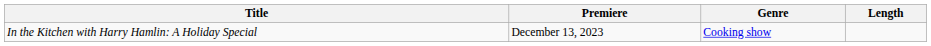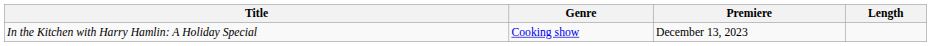columns swapped: (773, 13) <-> (605, 13)
